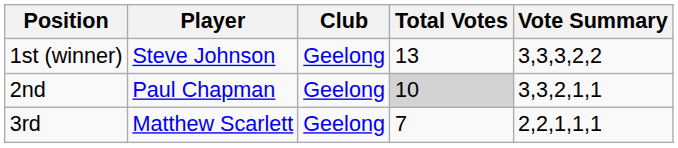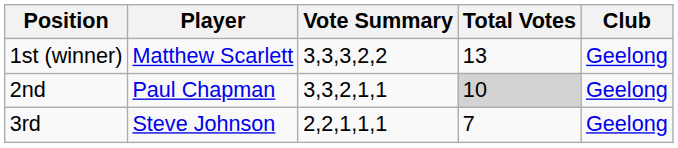columns swapped: (344, 21) <-> (593, 21)
(204, 55) Steve Johnson -> (213, 55) Matthew Scarlett
(213, 124) Matthew Scarlett -> (204, 124) Steve Johnson
